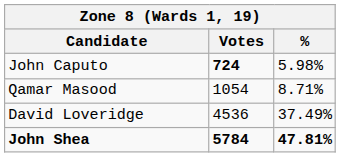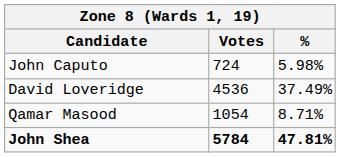(226, 66) bold -> (226, 66) normal
rows swapped: (76, 115) <-> (62, 91)
